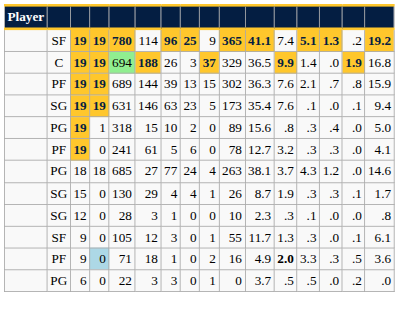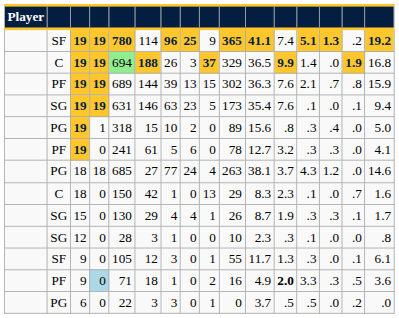+ row: (59, 193)
